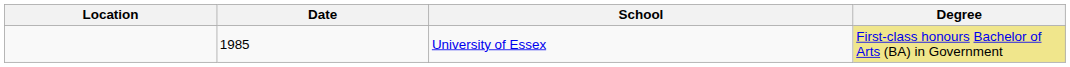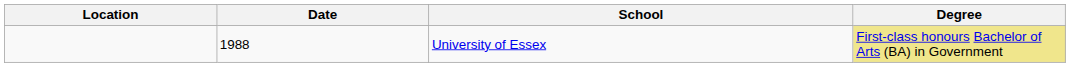(235, 44) 1985 -> (235, 44) 1988
